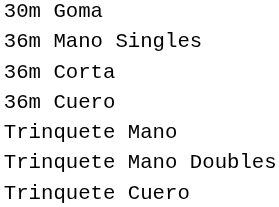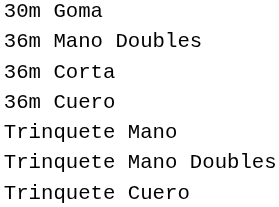- row: (103, 42)
+ row: (103, 42)
